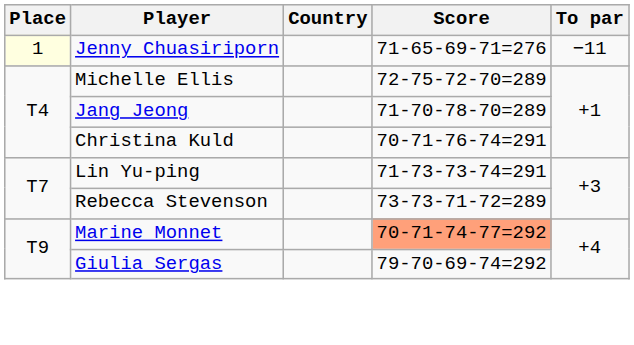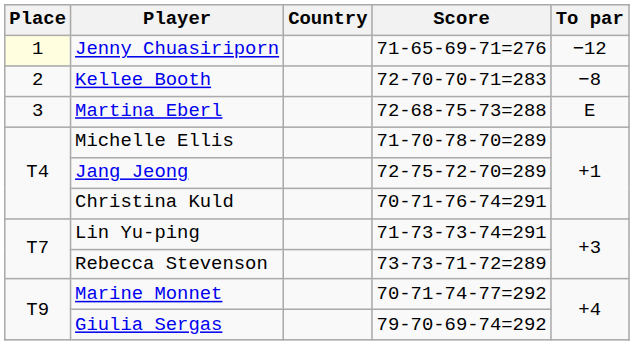(590, 51) −11 -> (590, 51) −12
+ row: (143, 81)
+ row: (149, 112)
(462, 81) 72-75-72-70=289 -> (462, 142) 71-70-78-70=289
(462, 112) 71-70-78-70=289 -> (462, 173) 72-75-72-70=289
(462, 234) lightsalmon background -> (462, 295) no background
